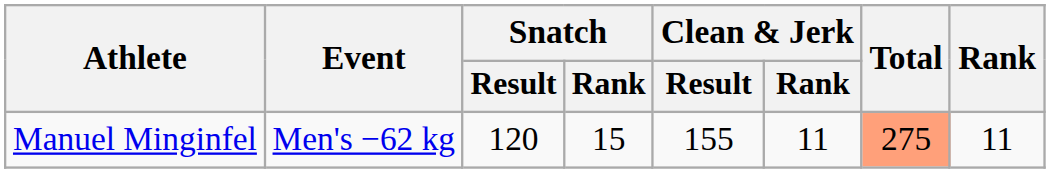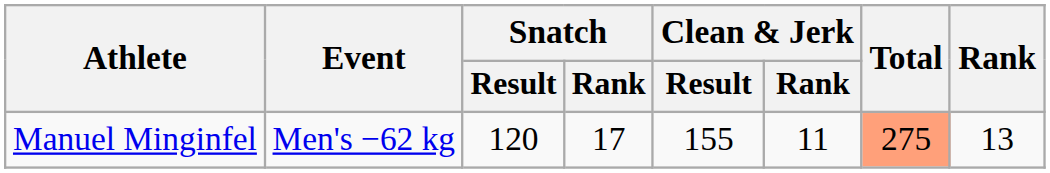(609, 139) 15 -> (609, 139) 17
(997, 139) 11 -> (997, 139) 13
